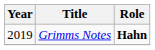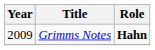(20, 34) 2019 -> (20, 34) 2009
